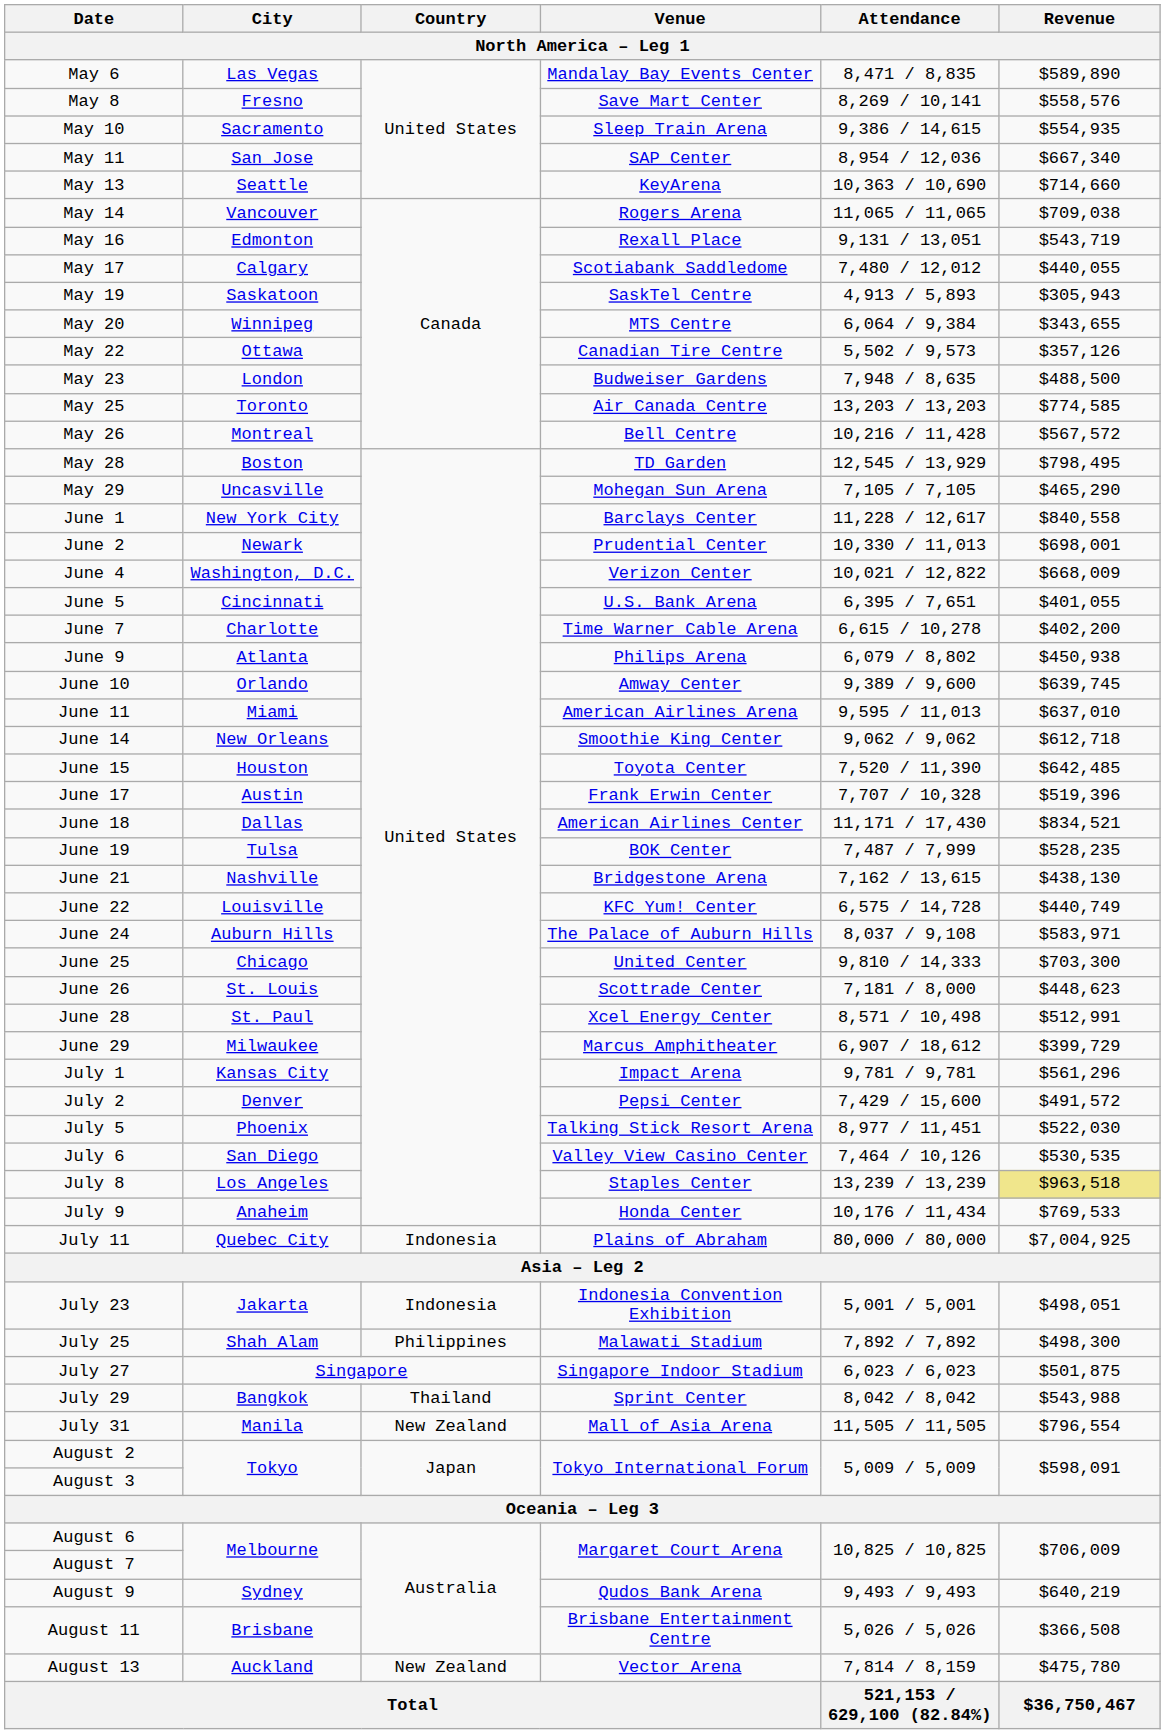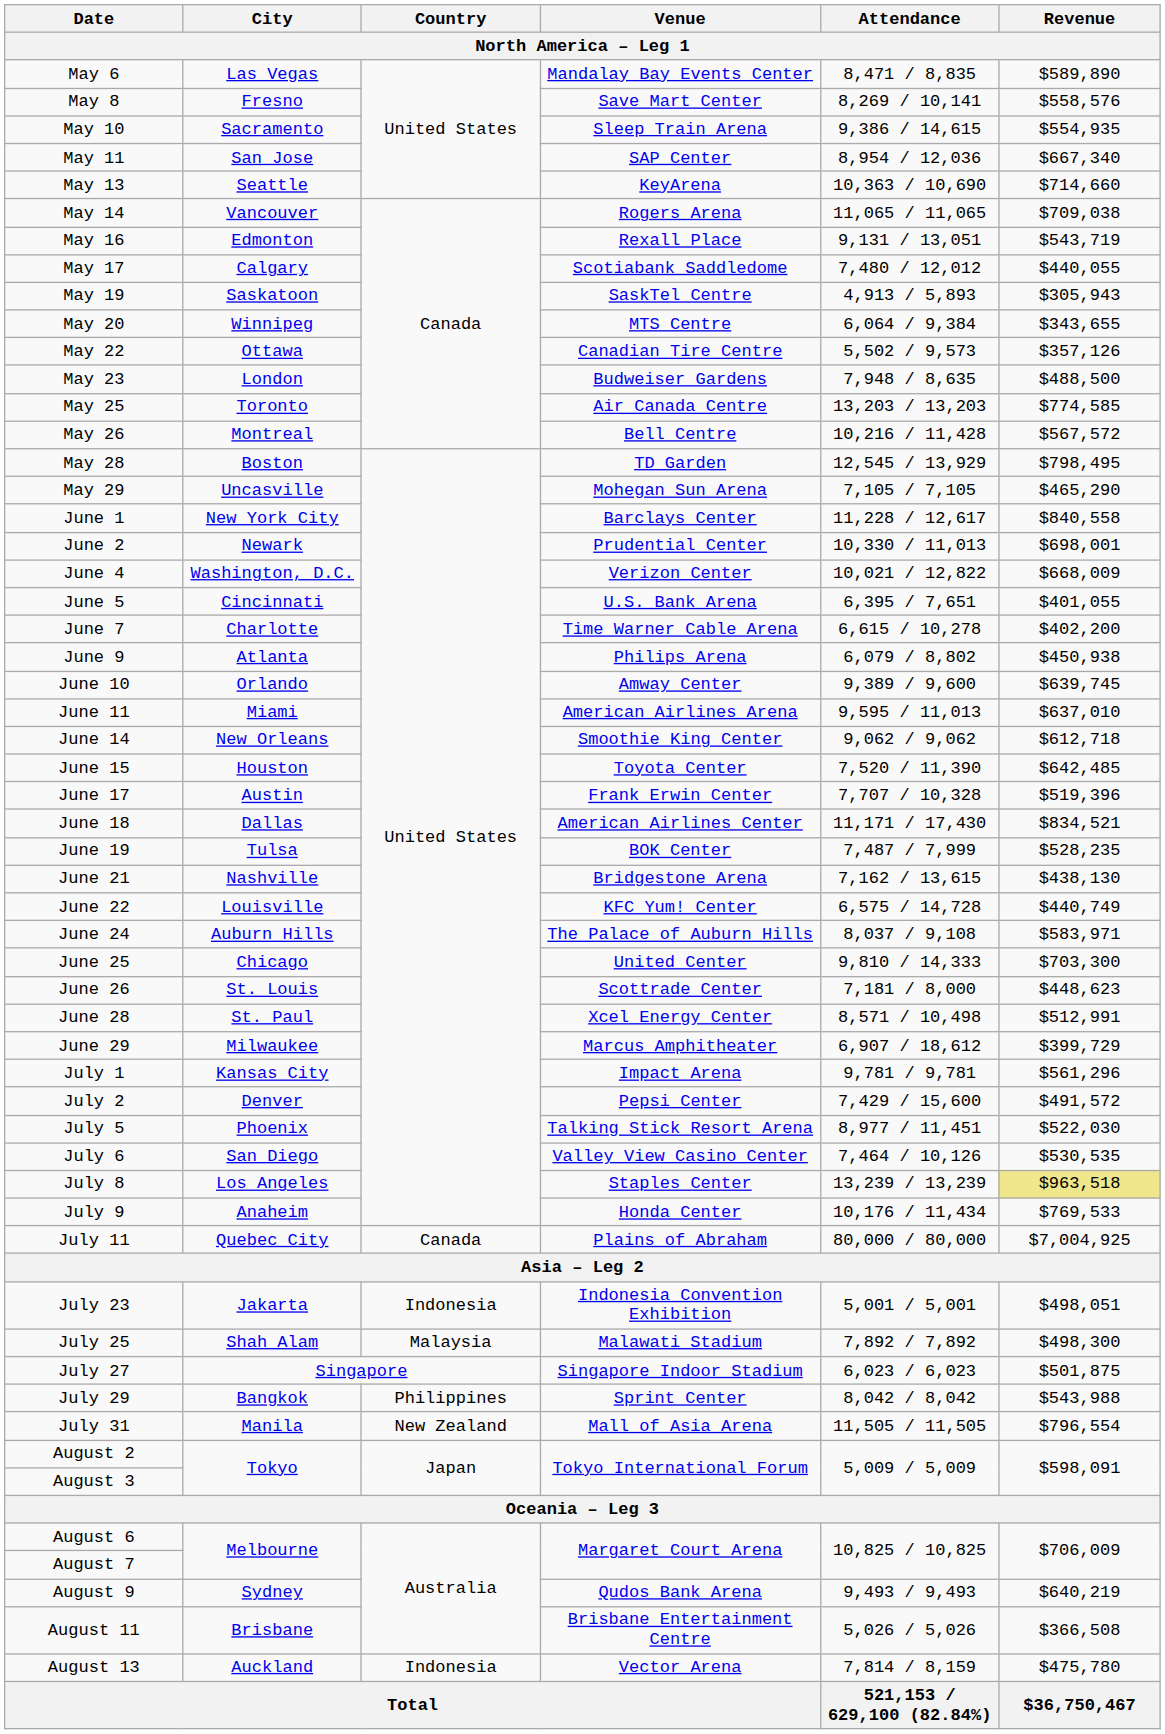(451, 1240) Indonesia -> (451, 1240) Canada
(451, 1343) Philippines -> (451, 1343) Malaysia
(451, 1398) Thailand -> (451, 1398) Philippines
(451, 1668) New Zealand -> (451, 1668) Indonesia
